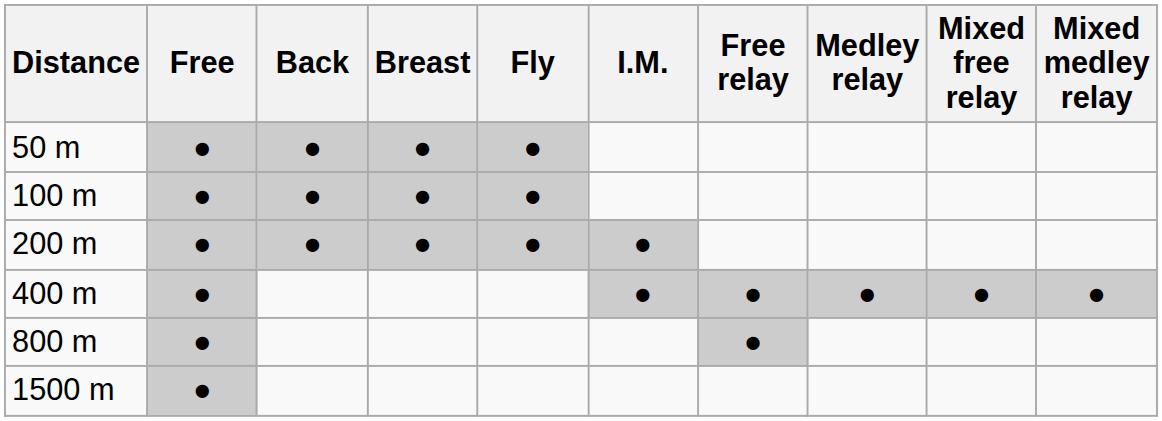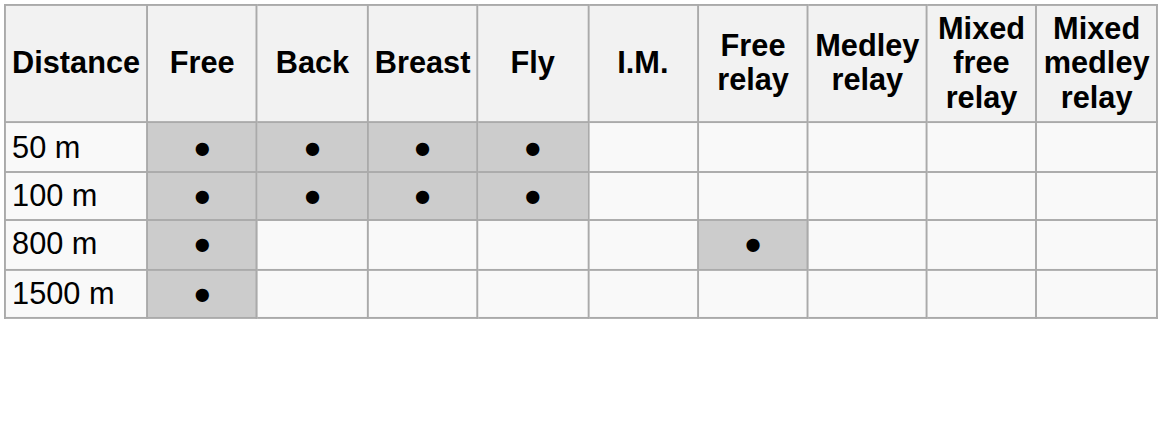- row: (55, 244)
- row: (55, 292)
